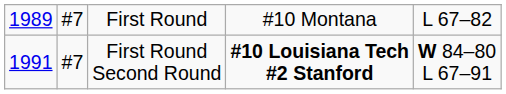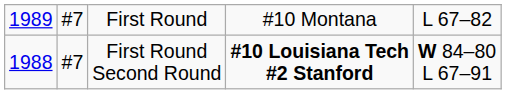(31, 61) 1991 -> (31, 61) 1988
